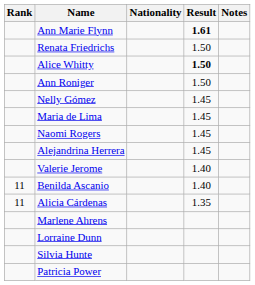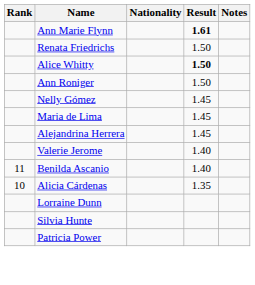- row: (69, 133)
(20, 202) 11 -> (20, 185) 10
- row: (72, 220)
